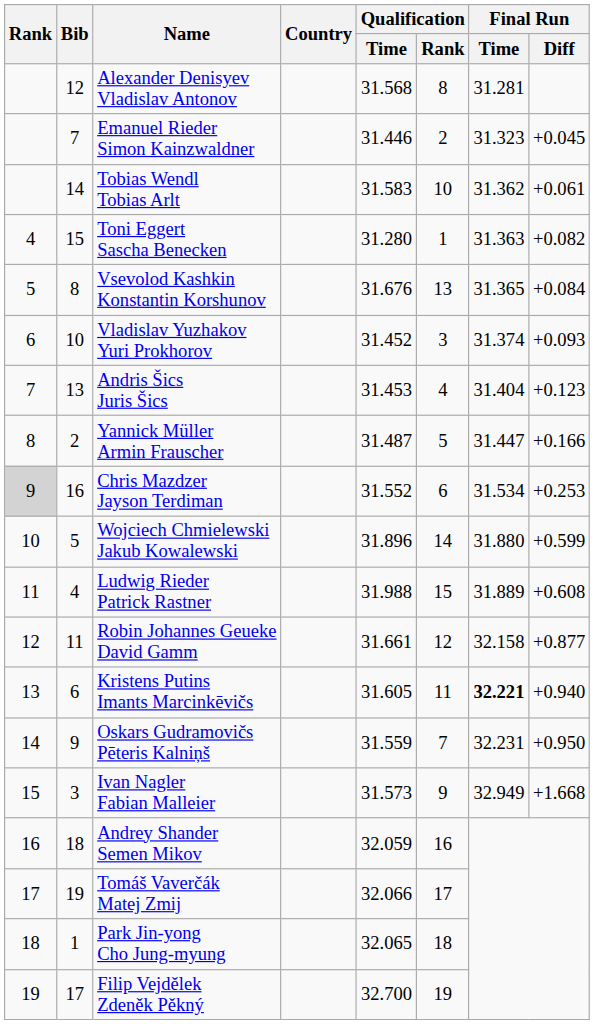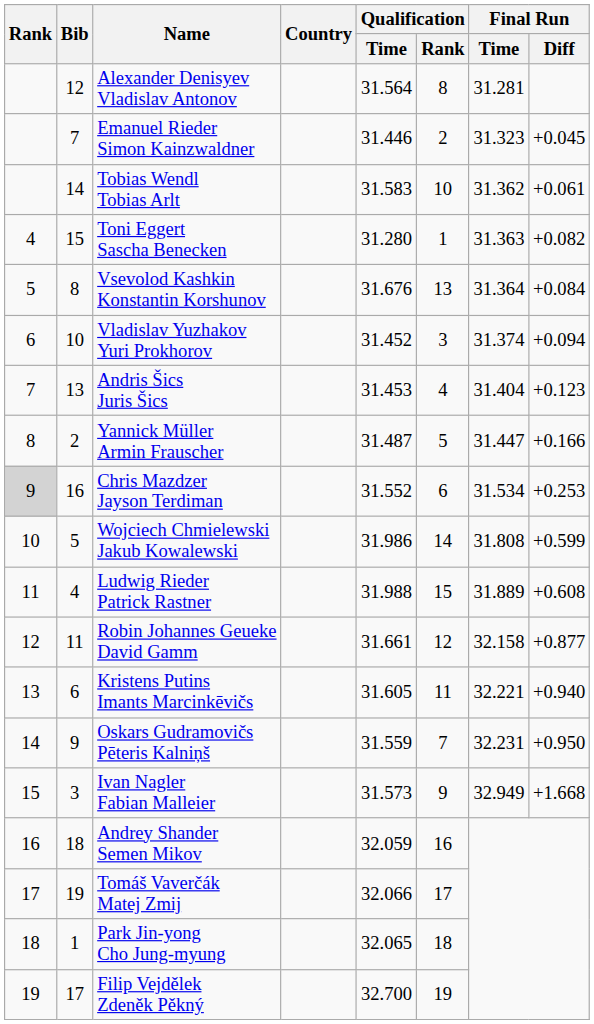(387, 88) 31.568 -> (387, 88) 31.564
(499, 289) 31.365 -> (499, 289) 31.364
(559, 340) +0.093 -> (559, 340) +0.094
(387, 541) 31.896 -> (387, 541) 31.986
(499, 541) 31.880 -> (499, 541) 31.808
(499, 692) bold -> (499, 692) normal
